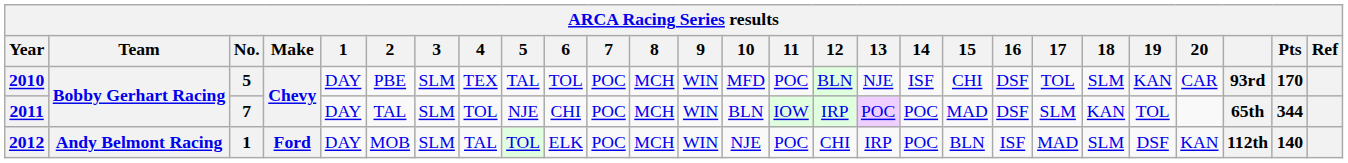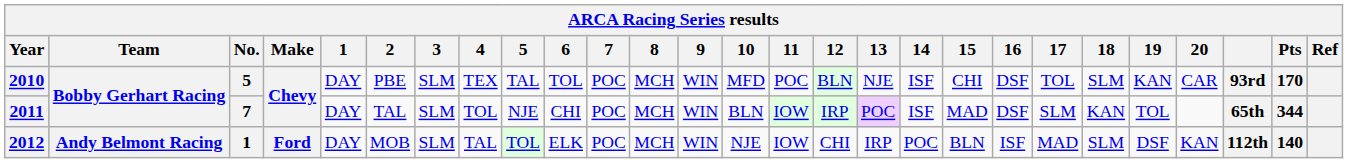(921, 111) POC -> (921, 111) ISF
(791, 141) POC -> (791, 141) IOW
